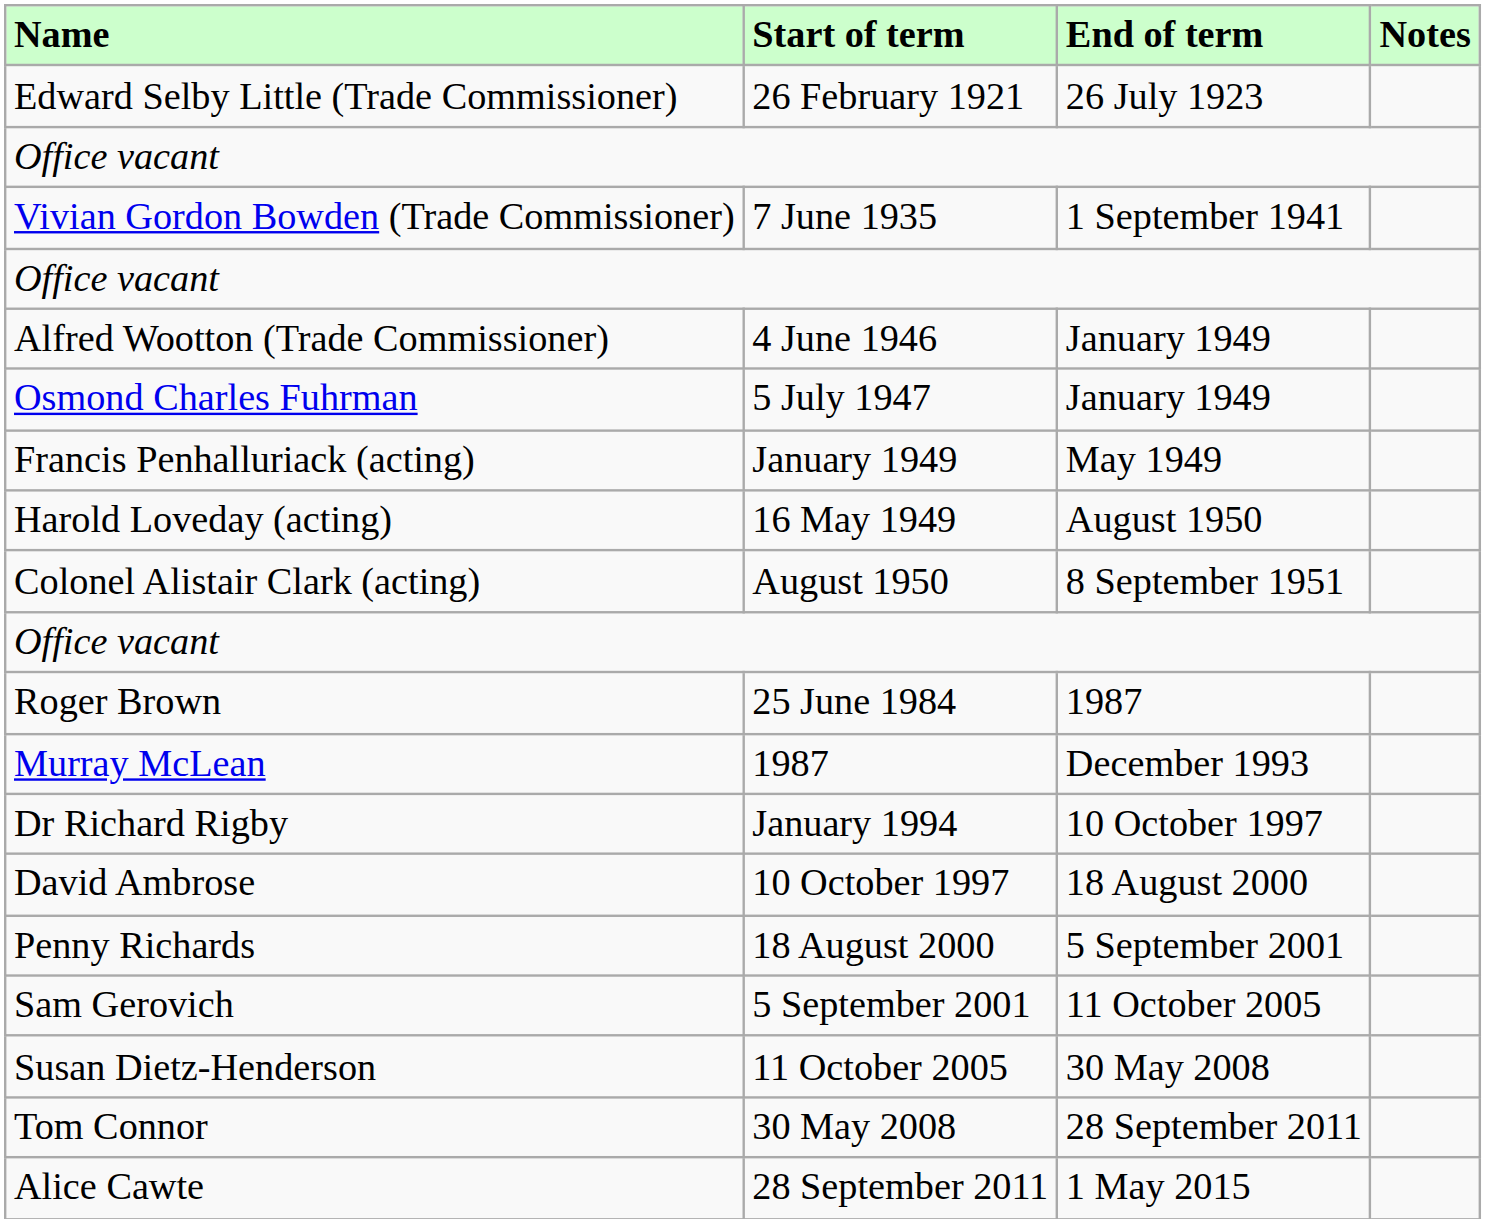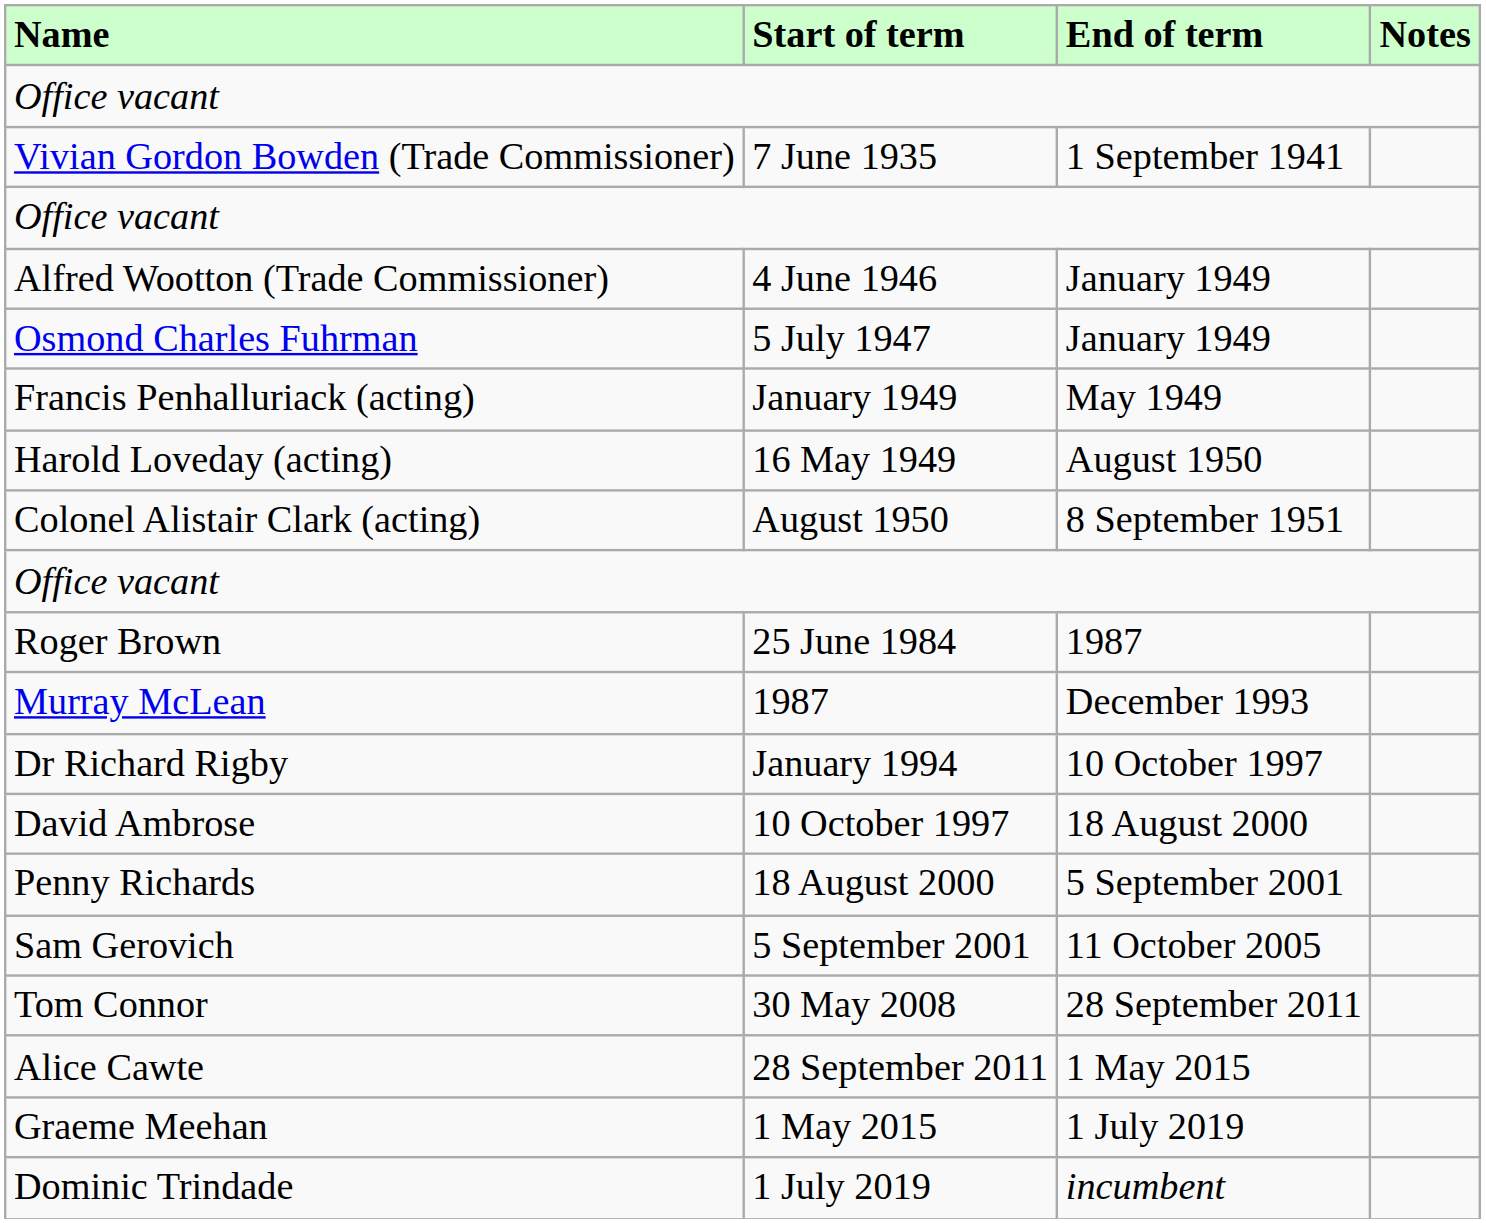- row: (346, 95)
- row: (195, 1065)
+ row: (141, 1126)
+ row: (154, 1187)
